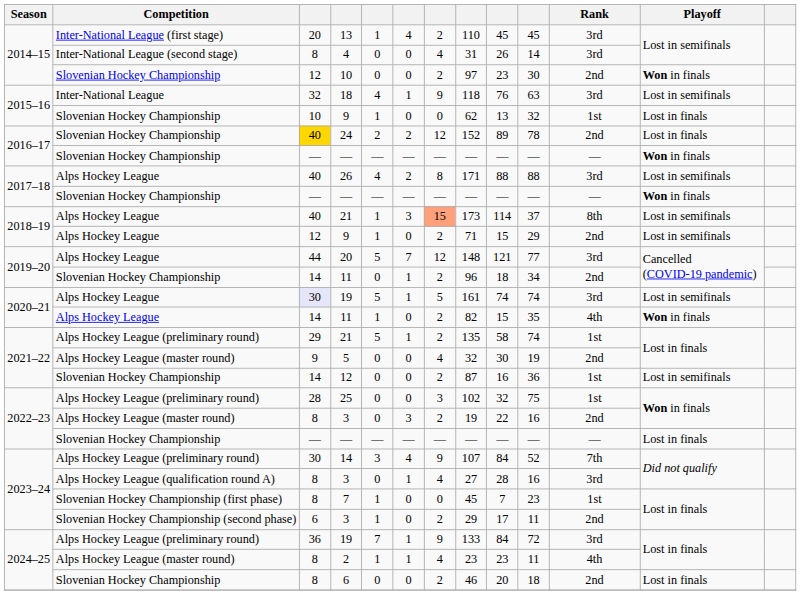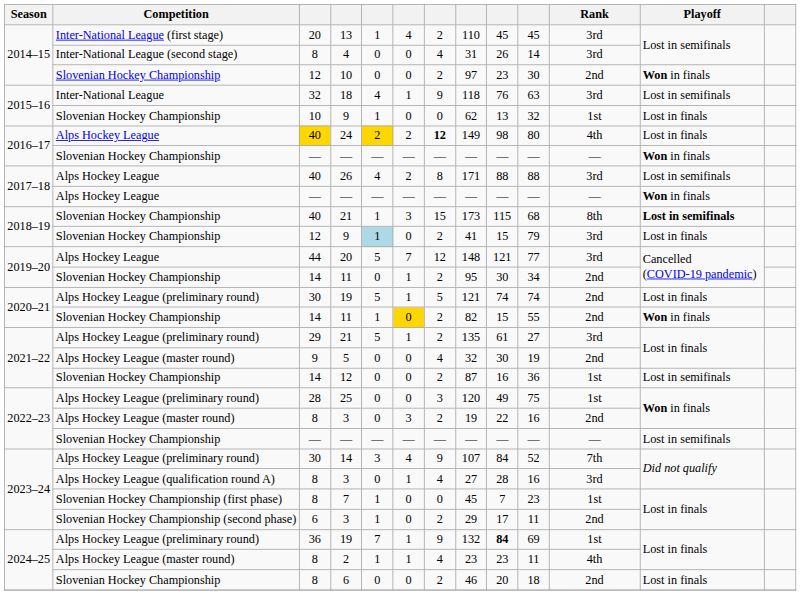(138, 136) Slovenian Hockey Championship -> (107, 136) Alps Hockey League
(377, 136) no background -> (377, 136) gold background
(440, 136) normal -> (440, 136) bold
(471, 136) 152 -> (471, 136) 149
(502, 136) 89 -> (502, 136) 98
(534, 136) 78 -> (534, 136) 80
(595, 136) 2nd -> (595, 136) 4th
(138, 196) Slovenian Hockey Championship -> (107, 196) Alps Hockey League
(107, 216) Alps Hockey League -> (138, 216) Slovenian Hockey Championship
(440, 216) lightsalmon background -> (440, 216) no background
(502, 216) 114 -> (502, 216) 115
(534, 216) 37 -> (534, 216) 68
(687, 216) normal -> (689, 216) bold
(107, 237) Alps Hockey League -> (138, 237) Slovenian Hockey Championship
(377, 237) no background -> (377, 237) lightblue background
(471, 237) 71 -> (471, 237) 41
(534, 237) 29 -> (534, 237) 79
(595, 237) 2nd -> (595, 237) 3rd
(687, 237) Lost in semifinals -> (675, 237) Lost in finals
(471, 277) 96 -> (471, 277) 95
(502, 277) 18 -> (502, 277) 30
(107, 297) Alps Hockey League -> (157, 297) Alps Hockey League (preliminary round)
(315, 297) lavender background -> (315, 297) no background
(471, 297) 161 -> (471, 297) 121
(595, 297) 3rd -> (595, 297) 2nd
(687, 297) Lost in semifinals -> (675, 297) Lost in finals
(107, 317) Alps Hockey League -> (138, 317) Slovenian Hockey Championship
(409, 317) no background -> (409, 317) gold background
(534, 317) 35 -> (534, 317) 55
(595, 317) 4th -> (595, 317) 2nd
(502, 337) 58 -> (502, 337) 61
(534, 337) 74 -> (534, 337) 27
(595, 337) 1st -> (595, 337) 3rd
(471, 398) 102 -> (471, 398) 120
(502, 398) 32 -> (502, 398) 49
(675, 438) Lost in finals -> (687, 438) Lost in semifinals
(471, 539) 133 -> (471, 539) 132
(502, 539) normal -> (502, 539) bold
(534, 539) 72 -> (534, 539) 69
(595, 539) 3rd -> (595, 539) 1st
